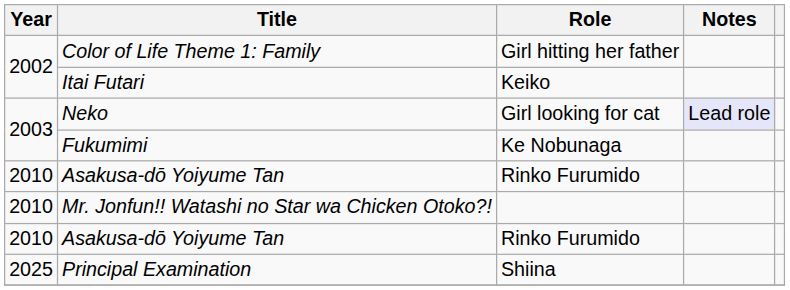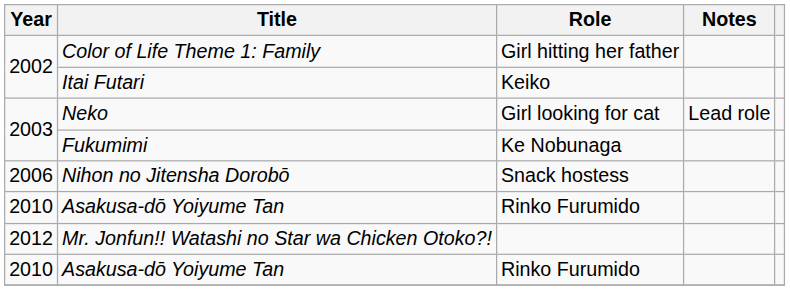(729, 113) lavender background -> (729, 113) no background
+ row: (176, 176)
(31, 207) 2010 -> (31, 238) 2012
- row: (157, 269)
